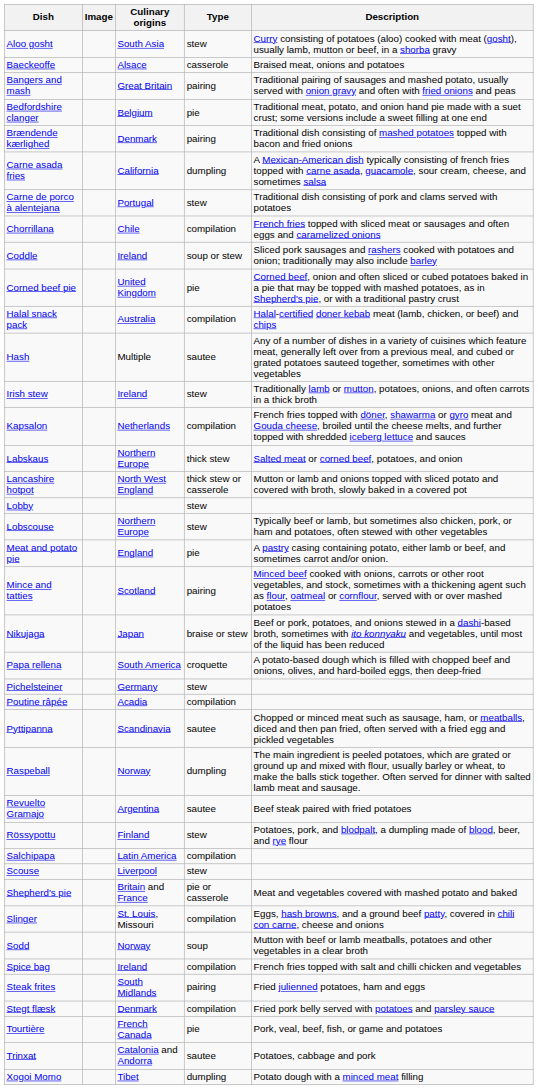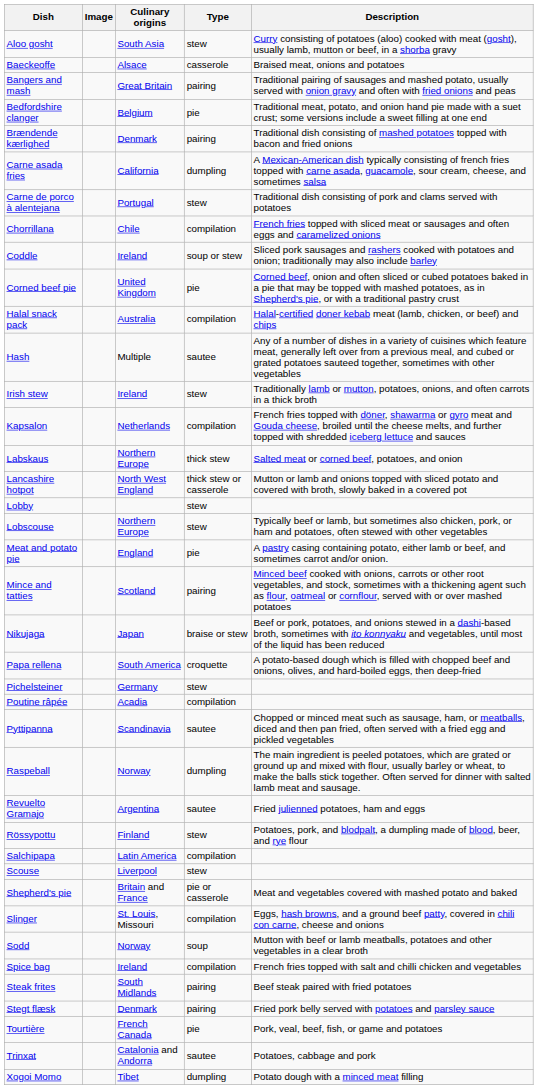(333, 808) Beef steak paired with fried potatoes -> (339, 808) Fried julienned potatoes, ham and eggs
(339, 987) Fried julienned potatoes, ham and eggs -> (333, 987) Beef steak paired with fried potatoes
(211, 1008) compilation -> (201, 1008) pairing
